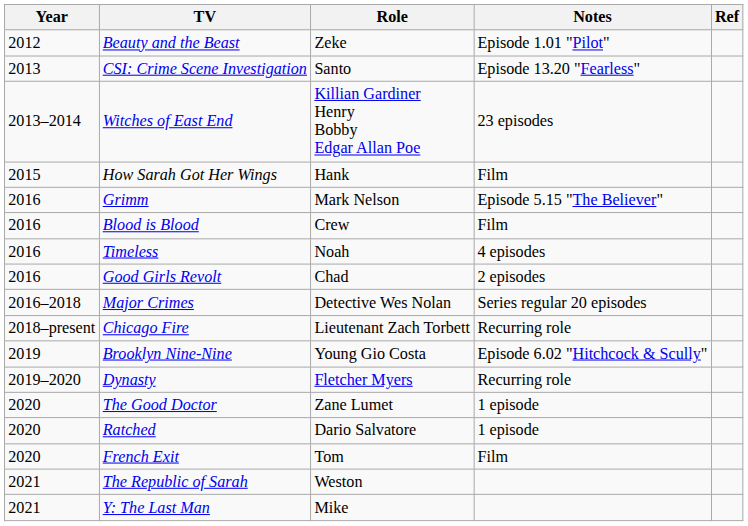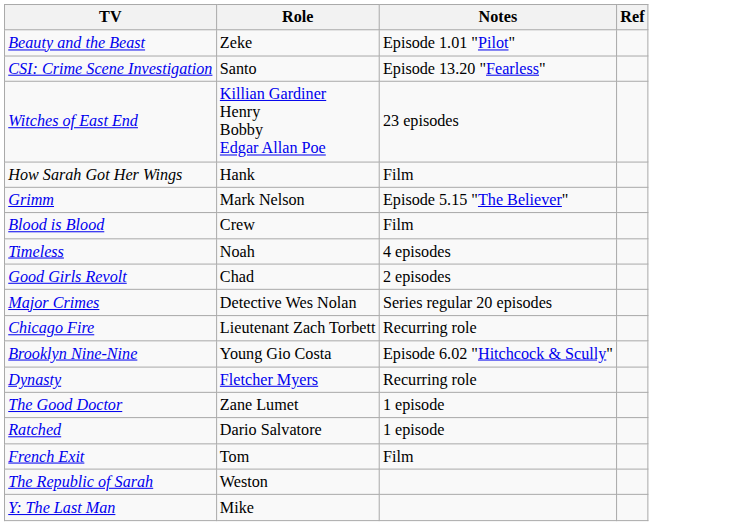- column: (52, 17)
